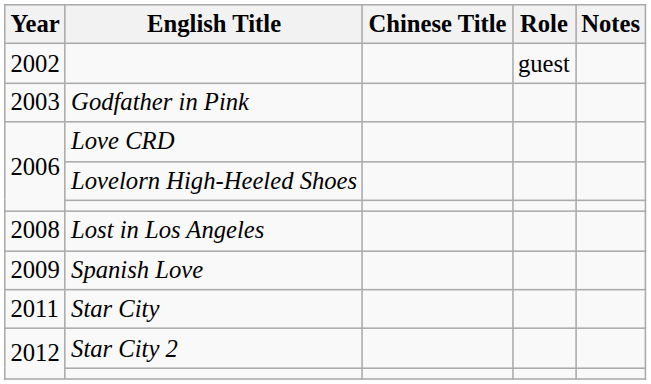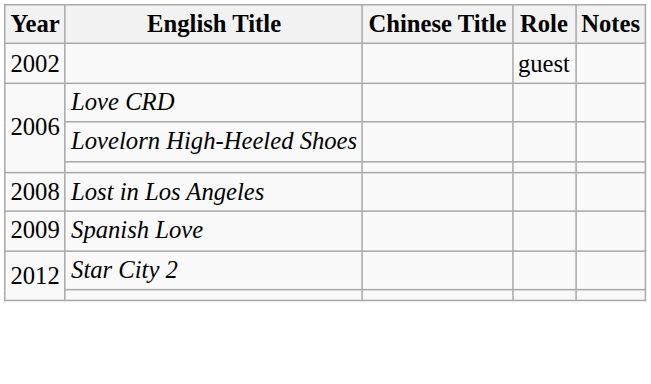- row: (35, 102)
- row: (35, 308)
